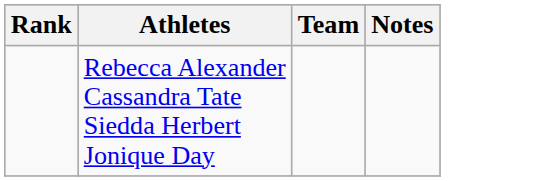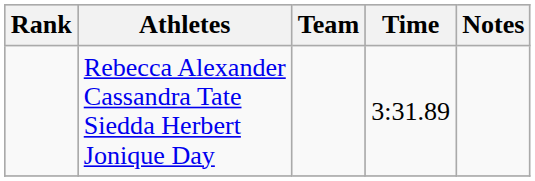+ column: (411, 25)
